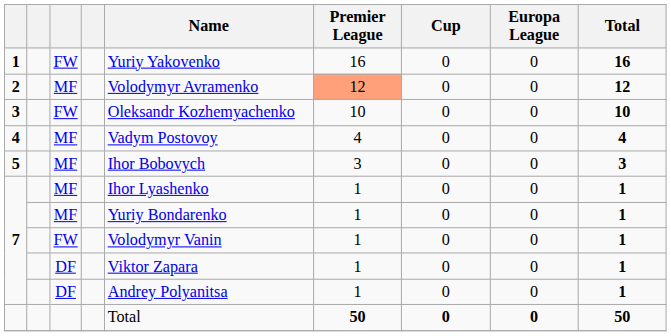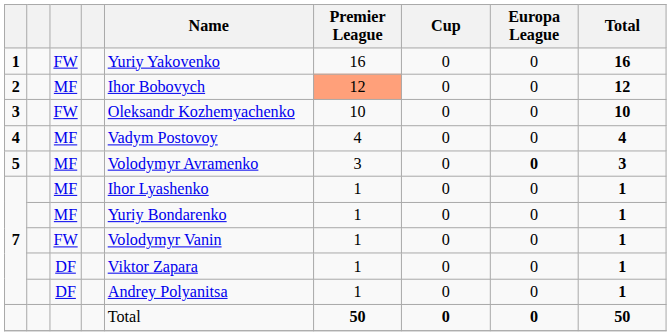(183, 86) Volodymyr Avramenko -> (156, 86) Ihor Bobovych
(156, 163) Ihor Bobovych -> (183, 163) Volodymyr Avramenko
(534, 163) normal -> (534, 163) bold
